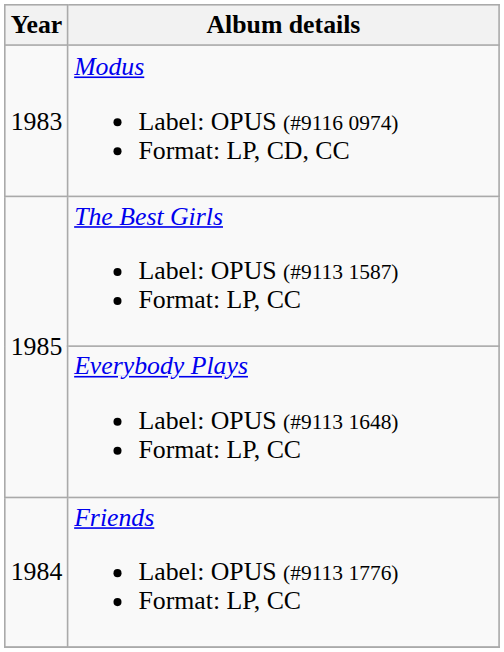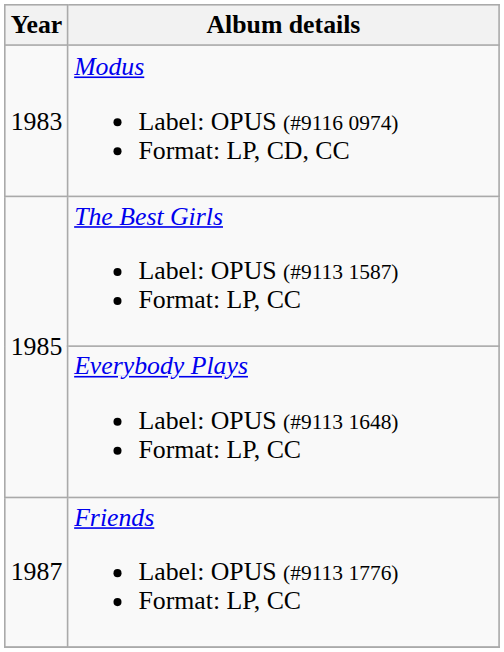(37, 571) 1984 -> (37, 571) 1987
